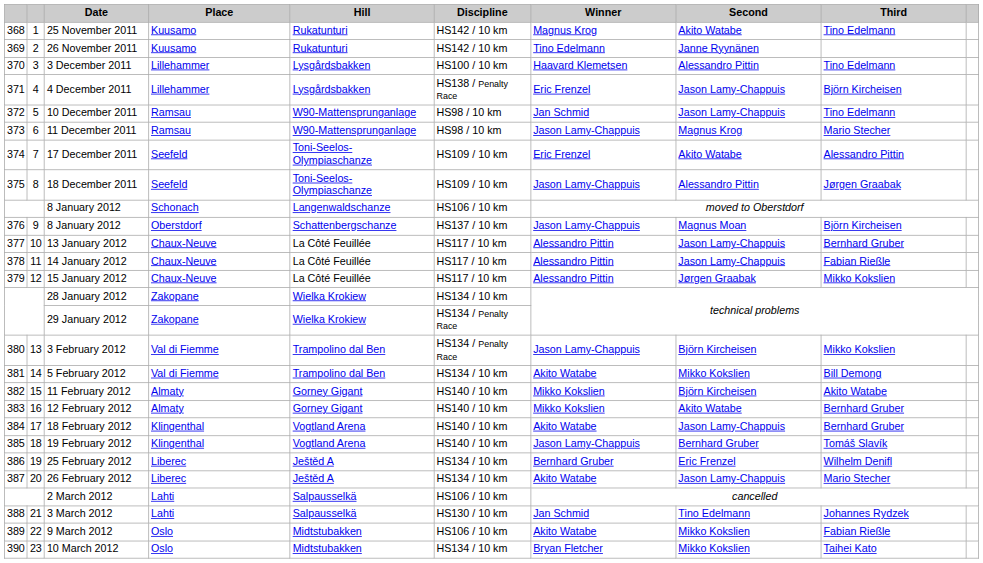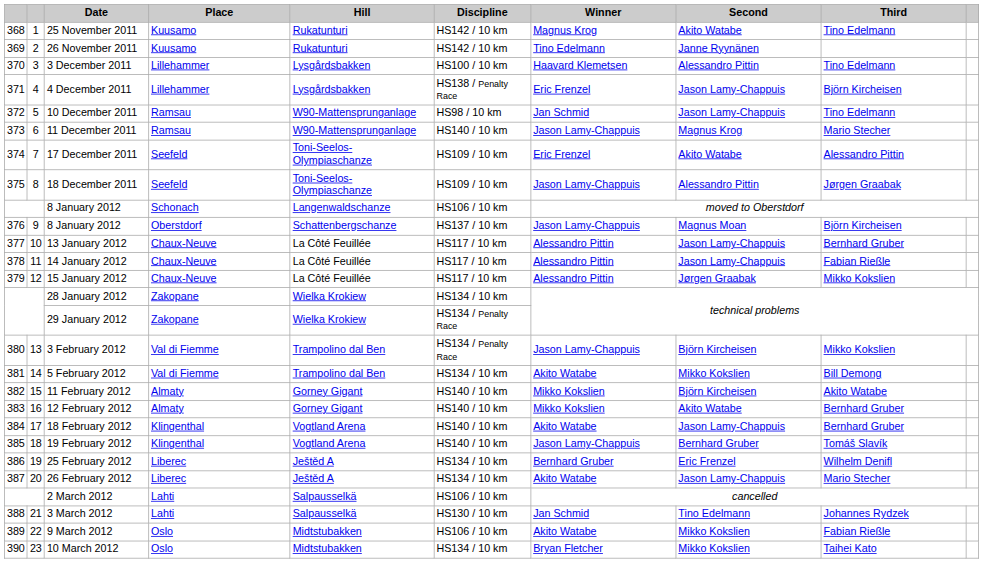(469, 130) HS98 / 10 km -> (472, 130) HS140 / 10 km
